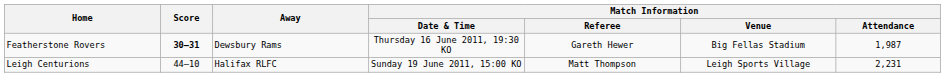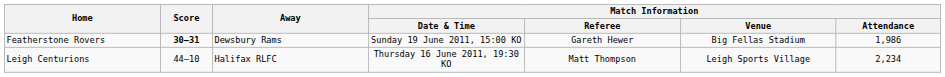(446, 45) Thursday 16 June 2011, 19:30 KO -> (446, 40) Sunday 19 June 2011, 15:00 KO
(888, 45) 1,987 -> (888, 40) 1,986
(446, 65) Sunday 19 June 2011, 15:00 KO -> (446, 60) Thursday 16 June 2011, 19:30 KO
(888, 65) 2,231 -> (888, 60) 2,234
